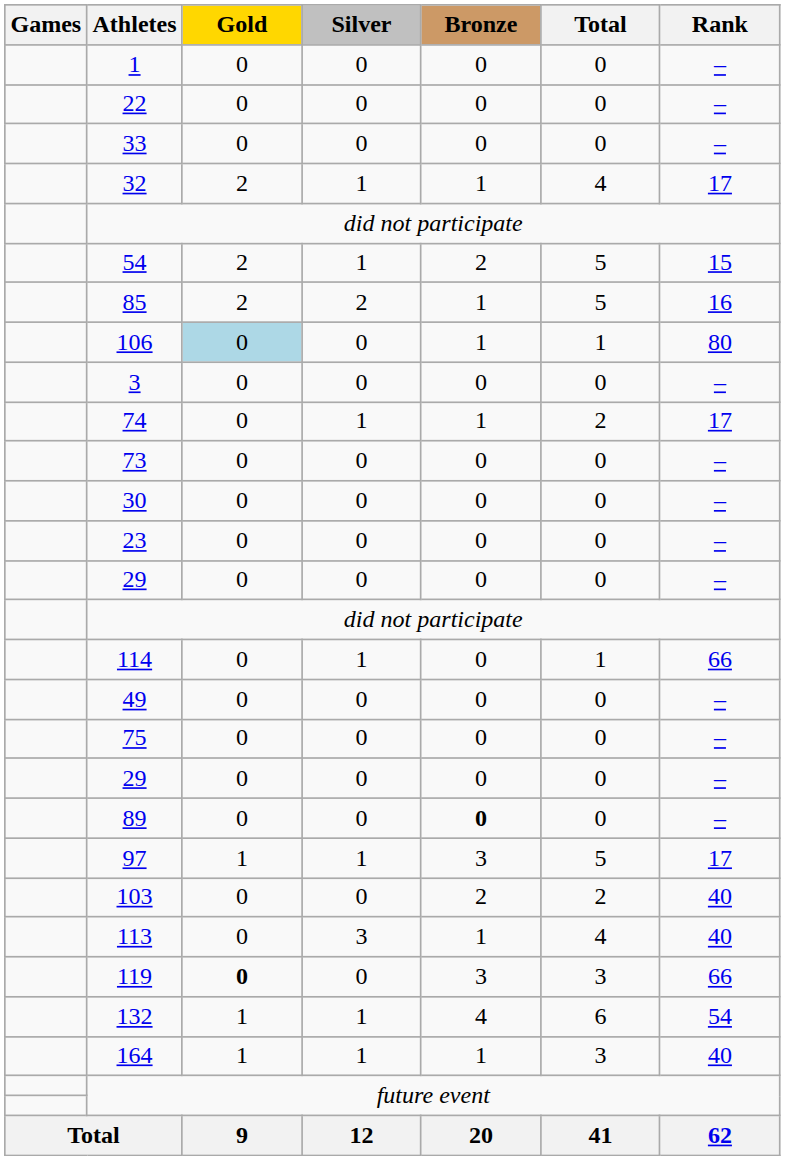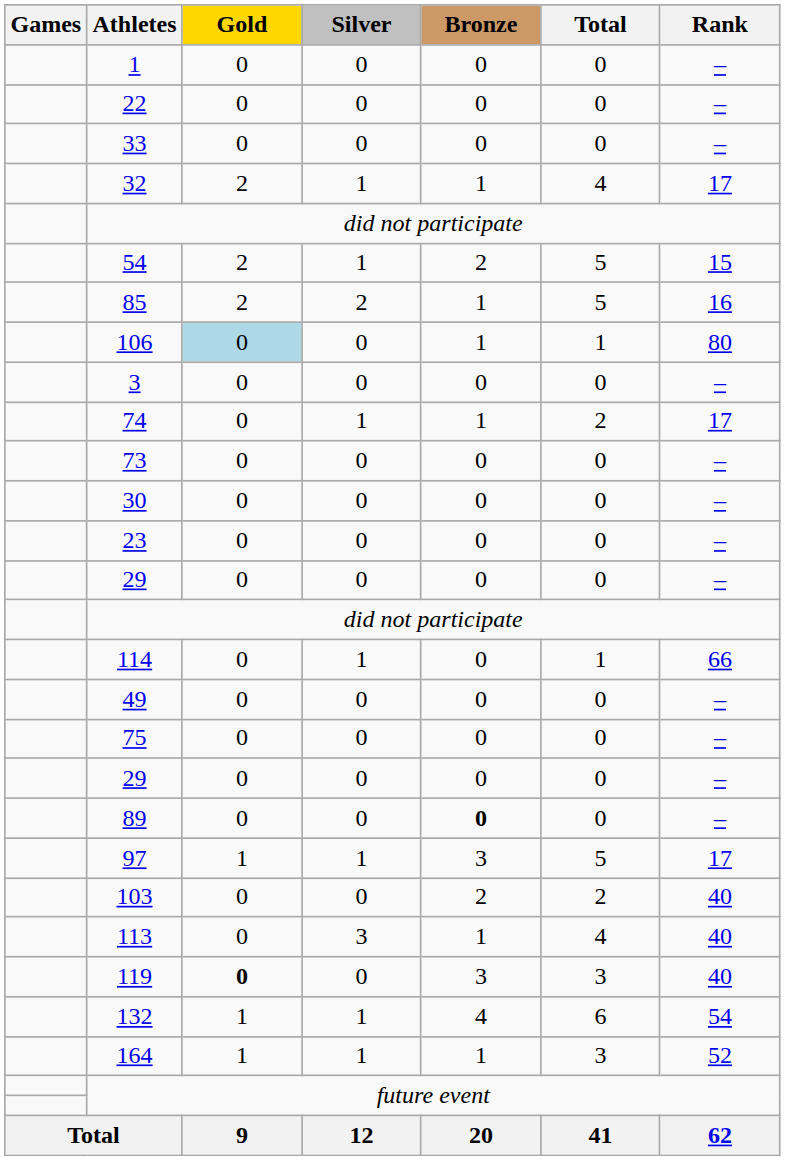(720, 976) 66 -> (720, 976) 40
(720, 1055) 40 -> (720, 1055) 52
